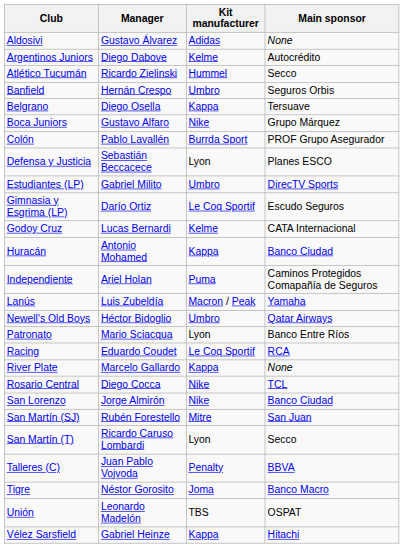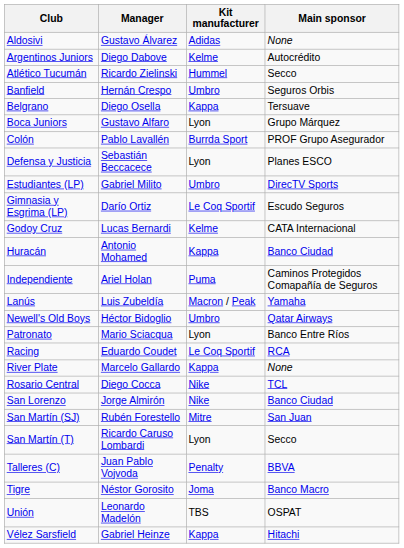(199, 123) Nike -> (200, 123) Lyon
